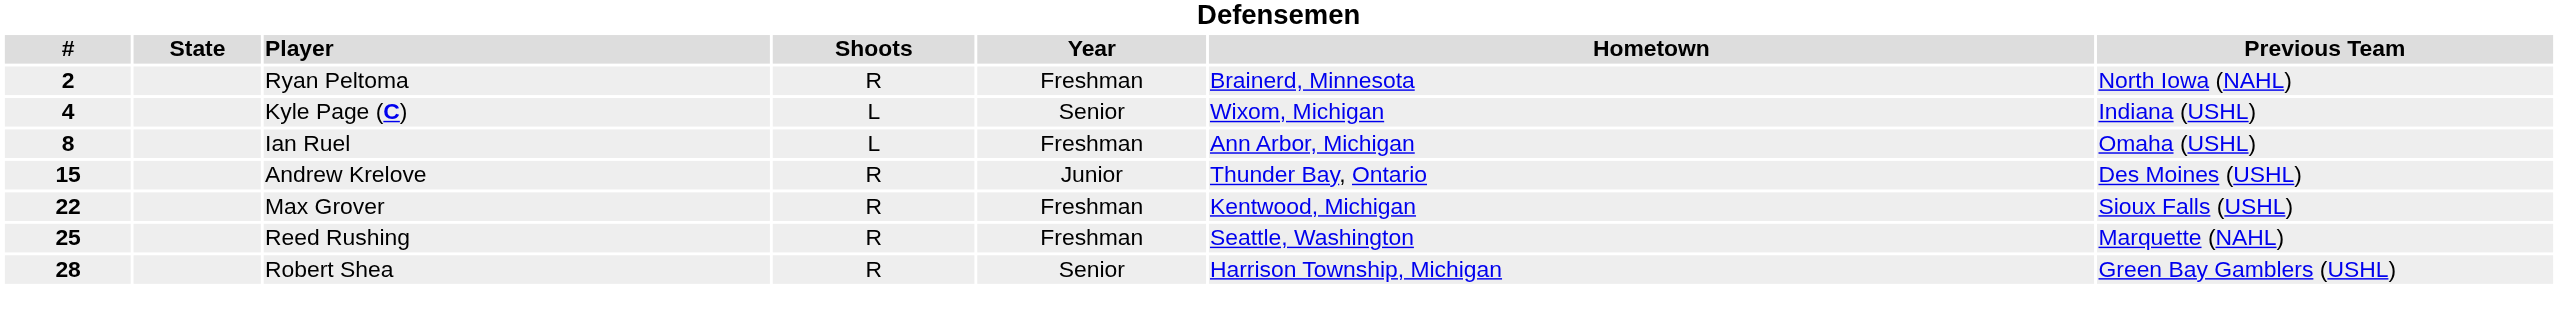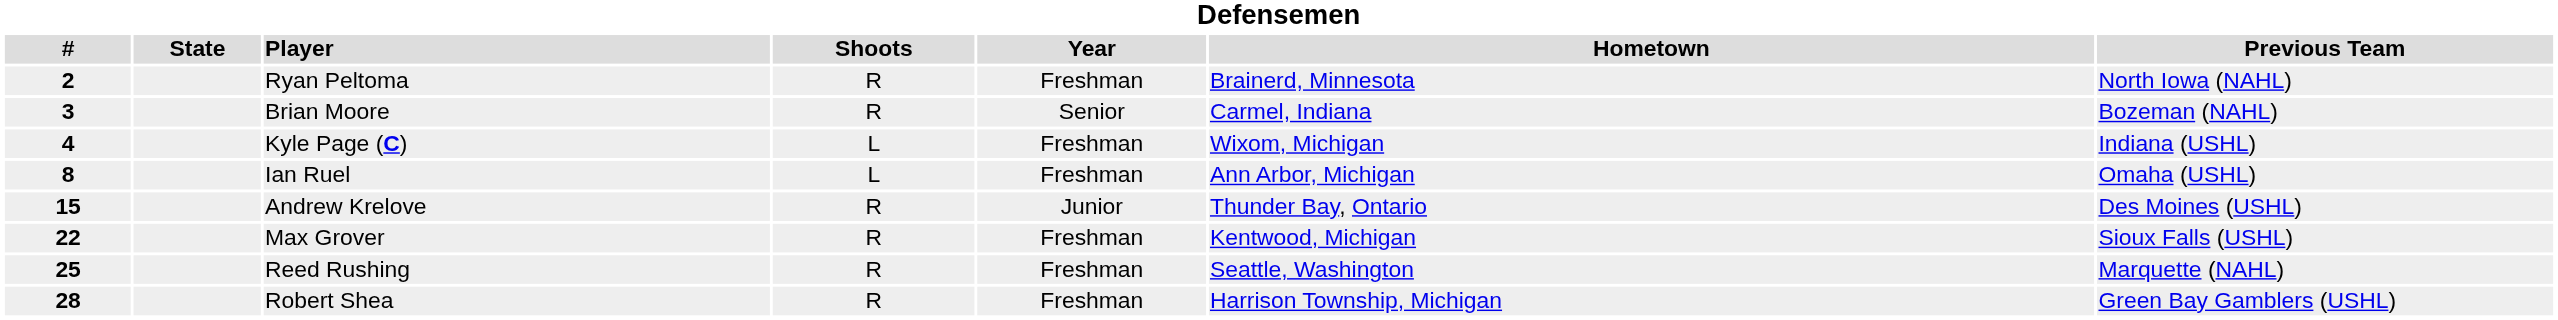+ row: (327, 112)
(1092, 112) Senior -> (1092, 143) Freshman
(1092, 269) Senior -> (1092, 300) Freshman
